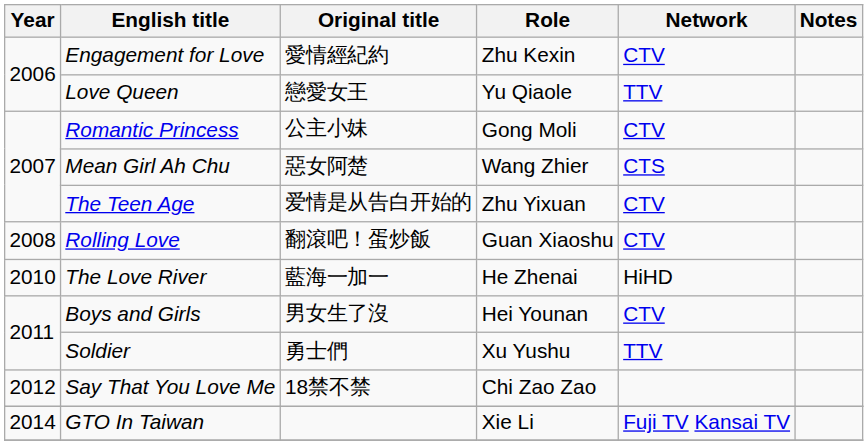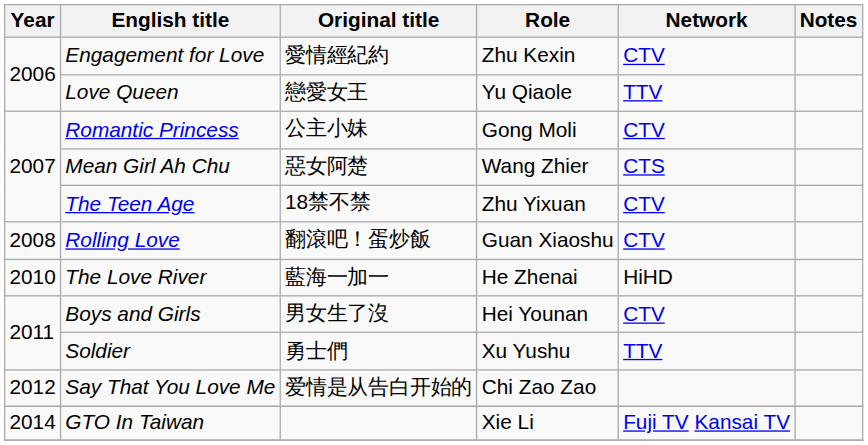(379, 202) 爱情是从告白开始的 -> (328, 202) 18禁不禁
(328, 387) 18禁不禁 -> (379, 387) 爱情是从告白开始的
